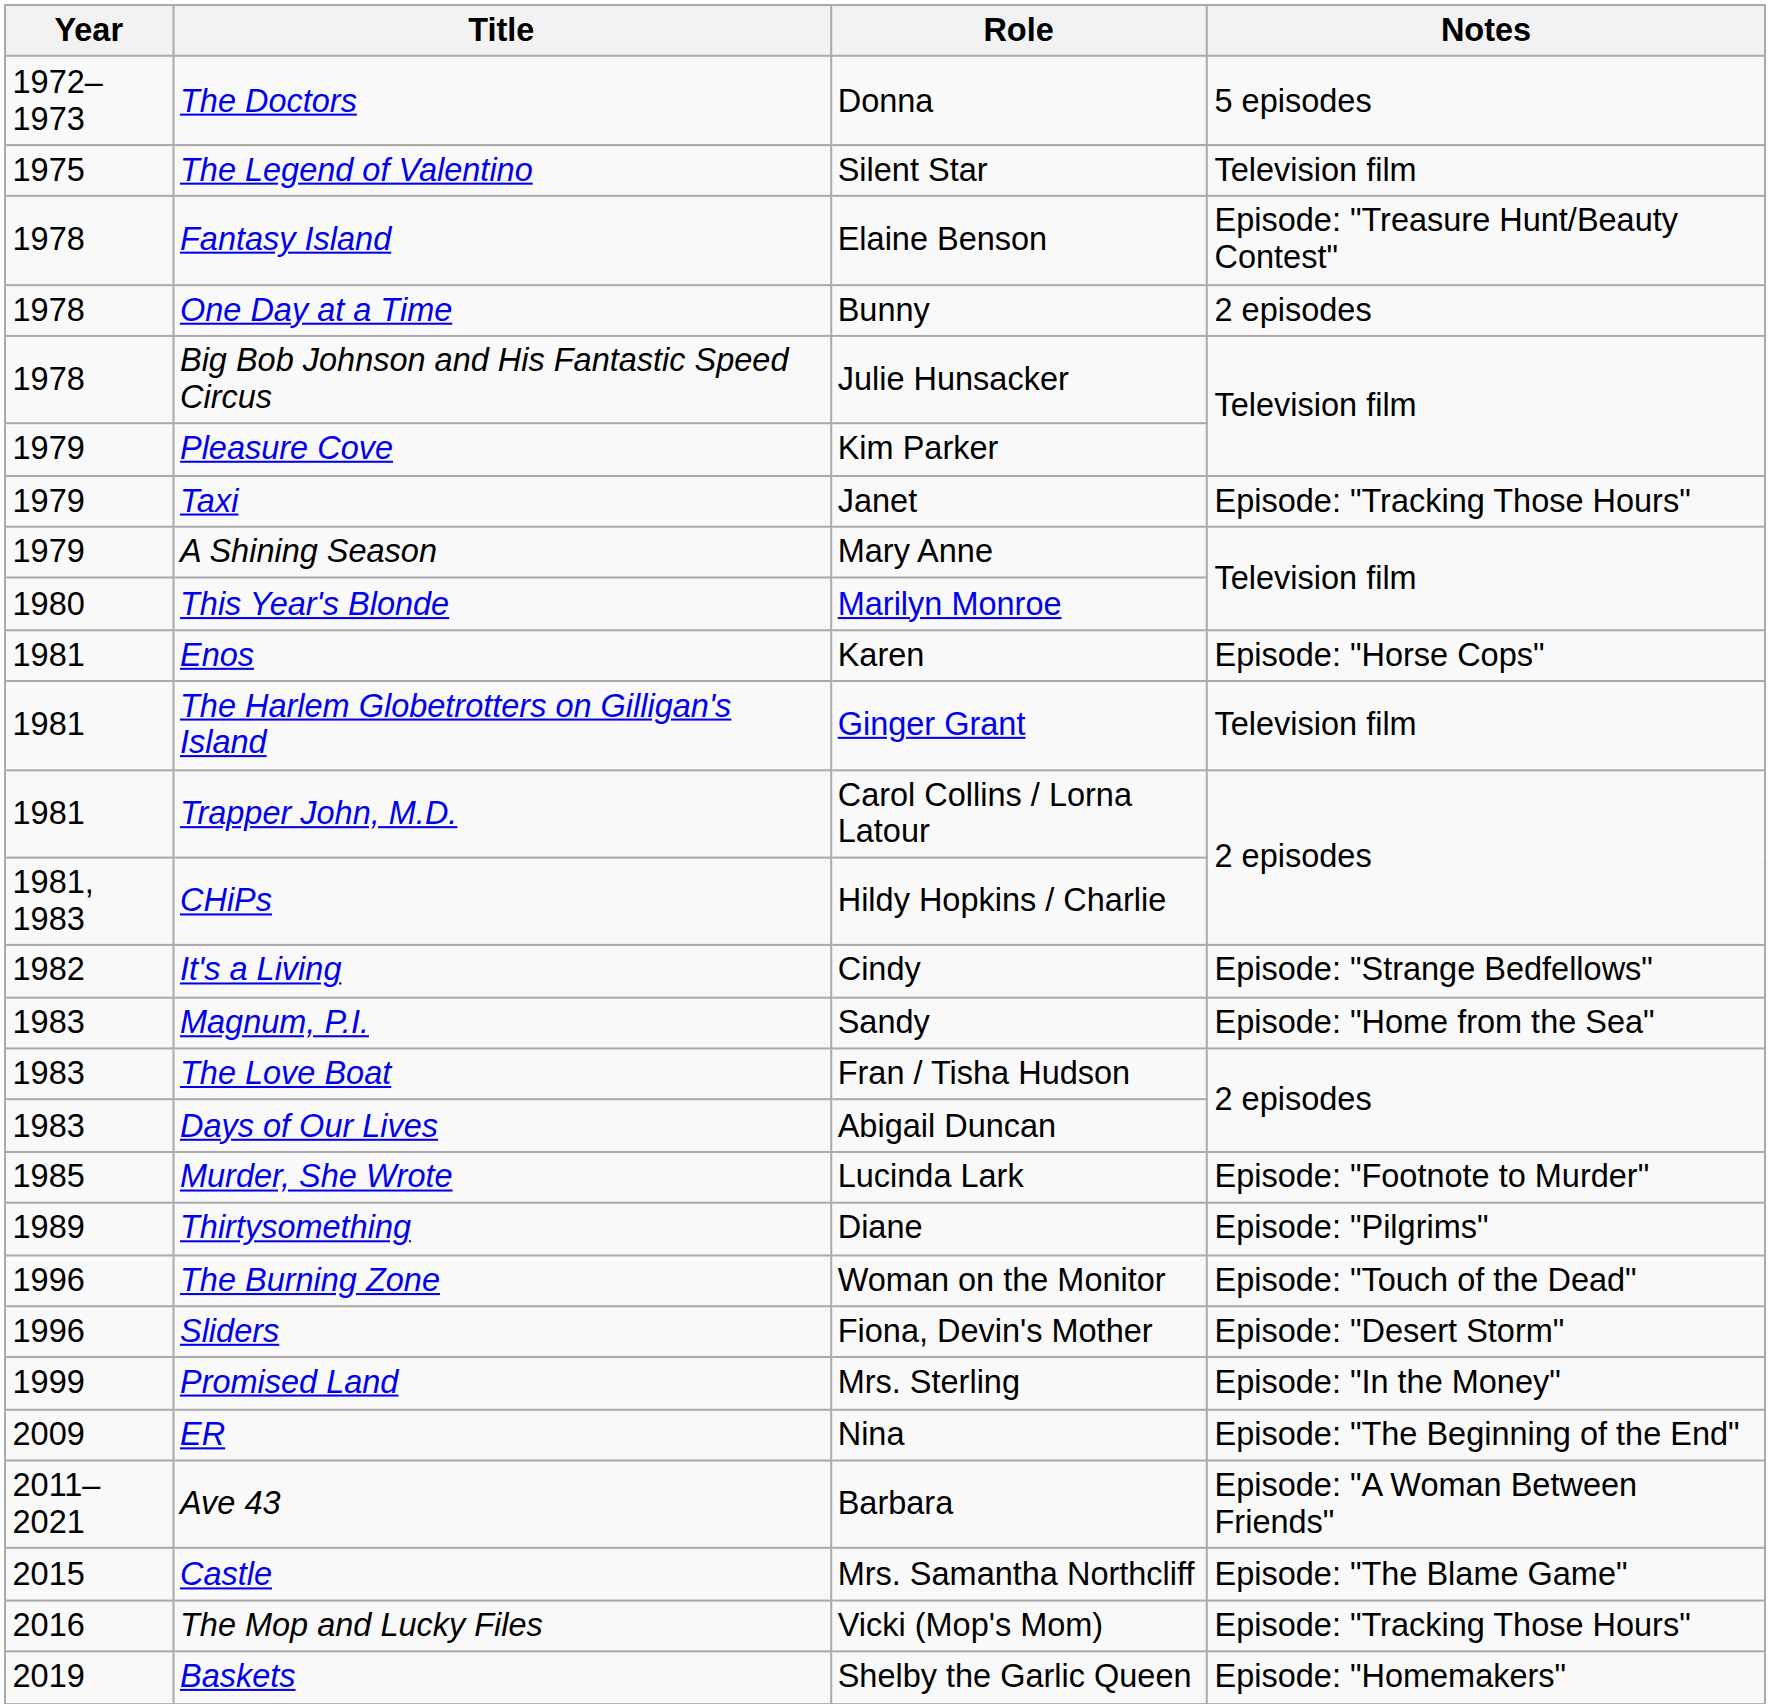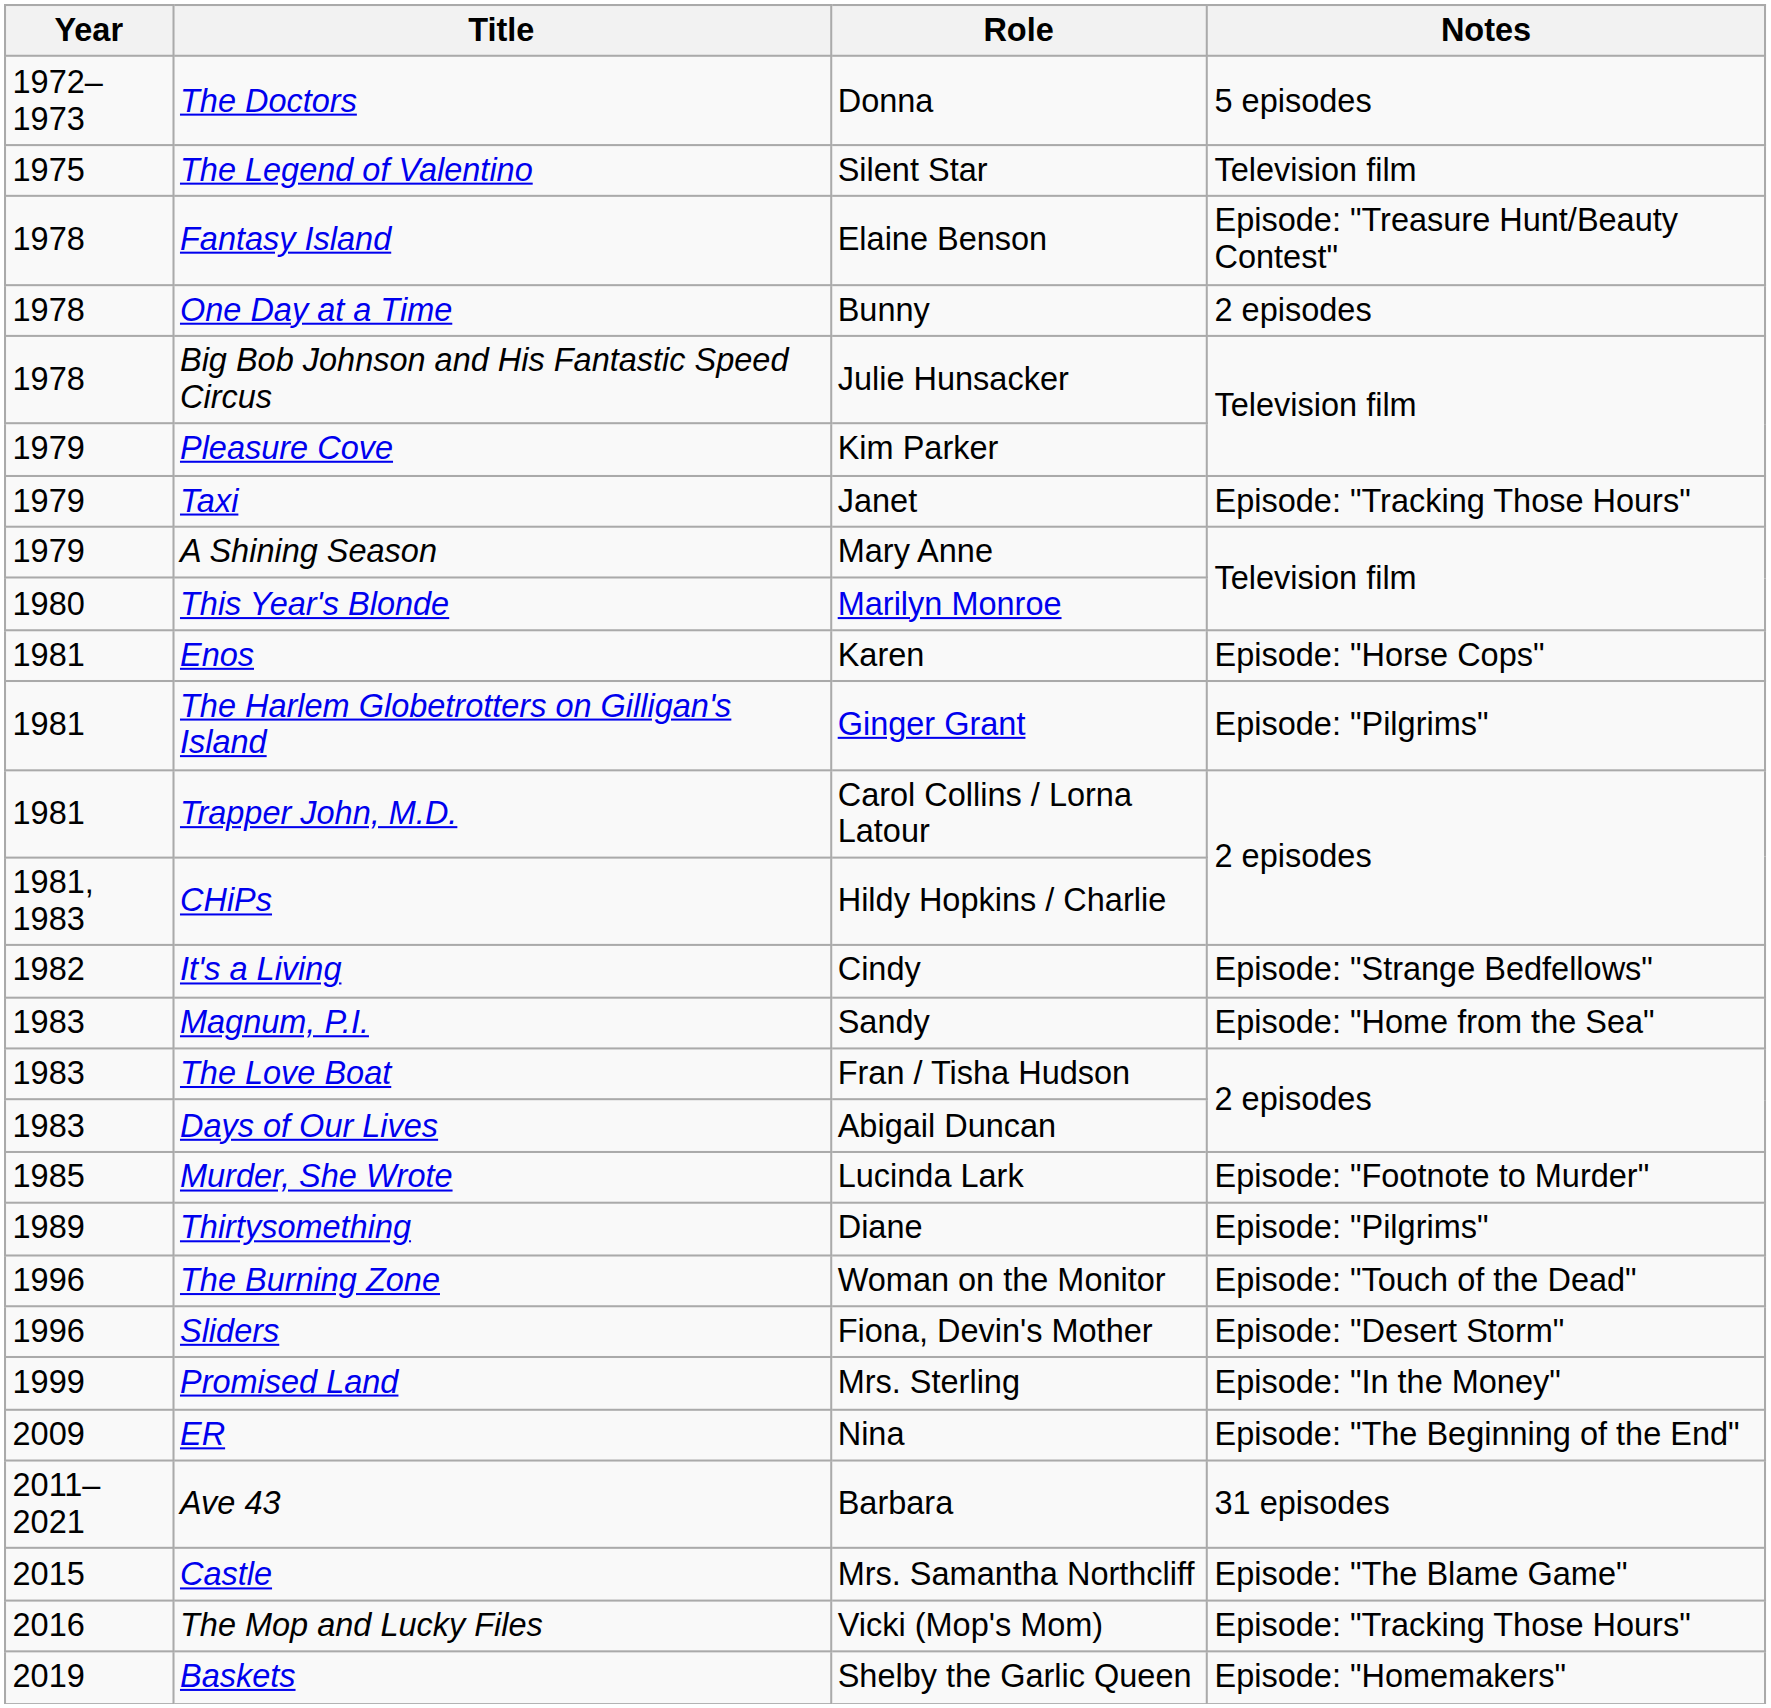(1316, 724) Television film -> (1352, 724) Episode: "Pilgrims"
(1426, 1504) Episode: "A Woman Between Friends" -> (1302, 1504) 31 episodes
